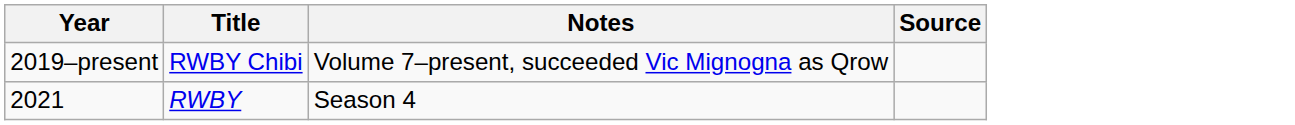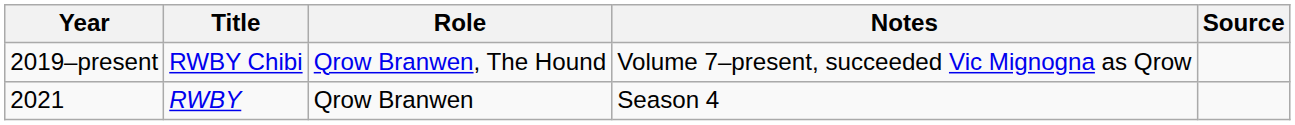+ column: (460, 23)
